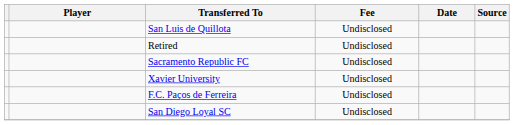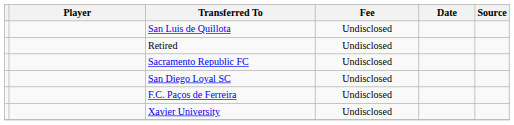rows swapped: (189, 112) <-> (184, 79)
